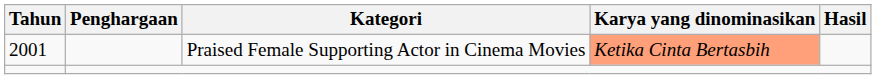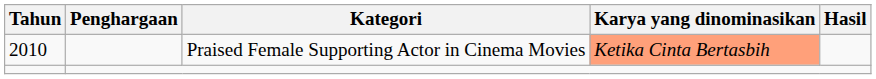(28, 49) 2001 -> (28, 49) 2010
